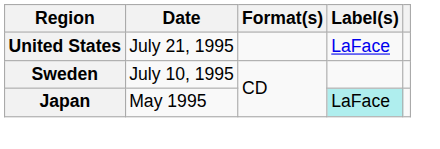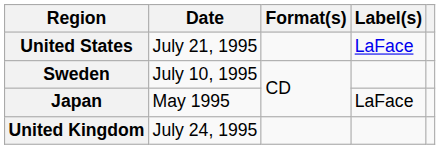(361, 102) paleturquoise background -> (384, 102) no background
+ row: (77, 130)
